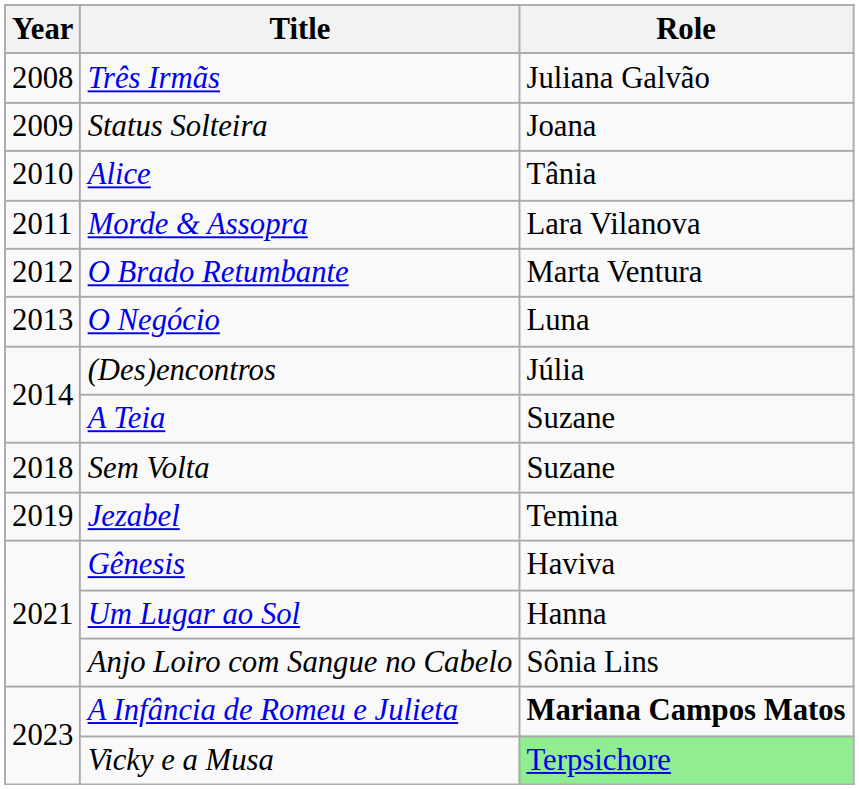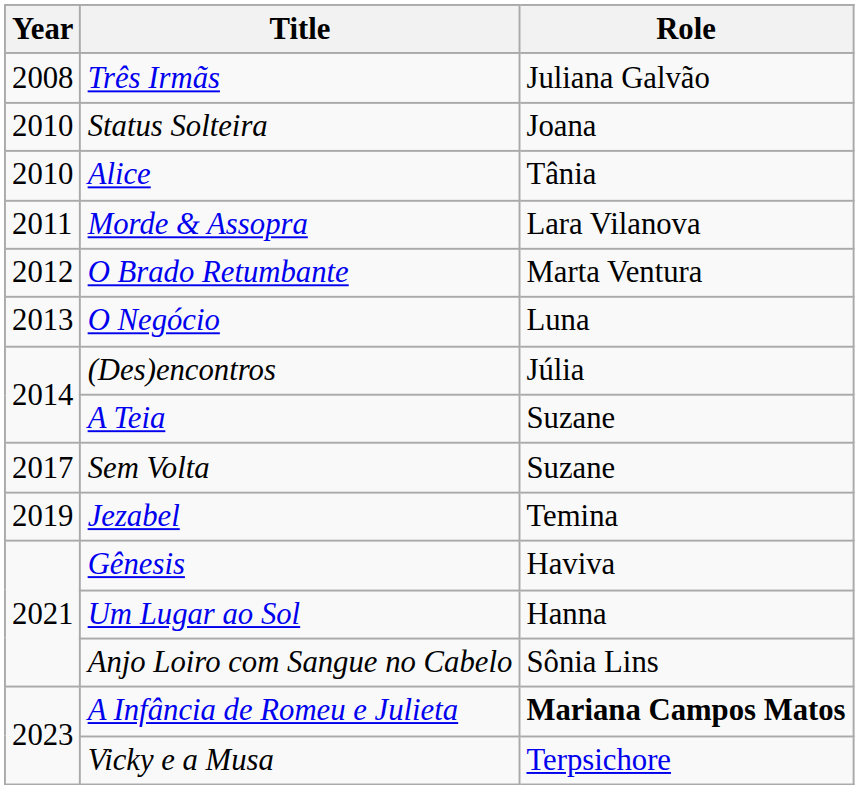(43, 126) 2009 -> (43, 126) 2010
(43, 467) 2018 -> (43, 467) 2017
(599, 759) lightgreen background -> (599, 759) no background
